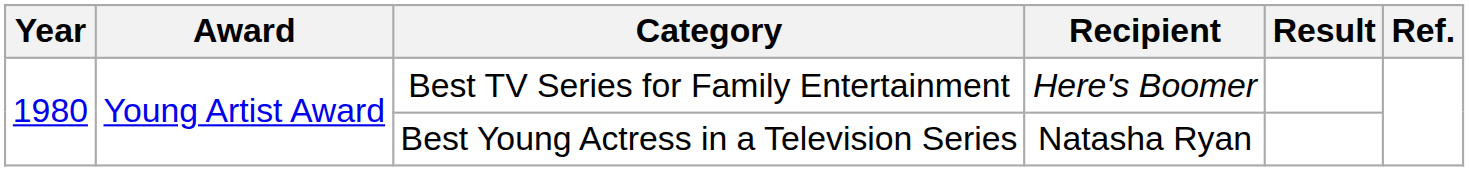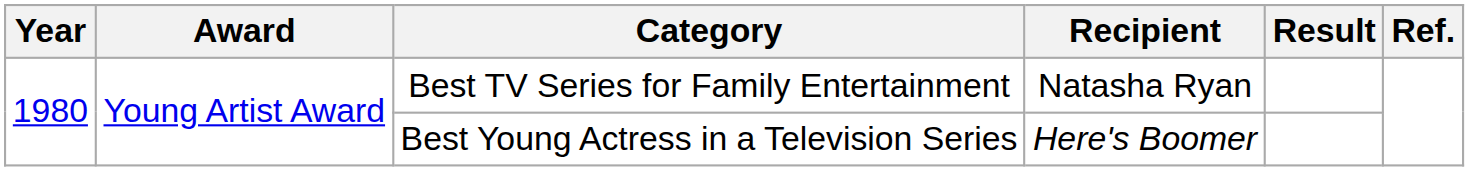(1145, 84) Here's Boomer -> (1145, 84) Natasha Ryan
(1145, 138) Natasha Ryan -> (1145, 138) Here's Boomer
